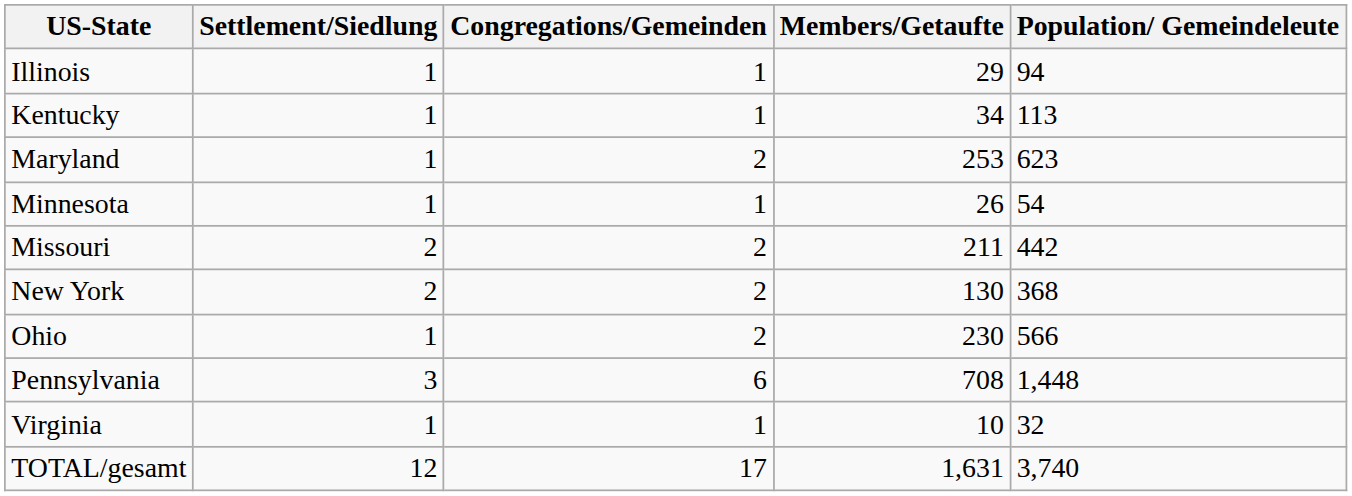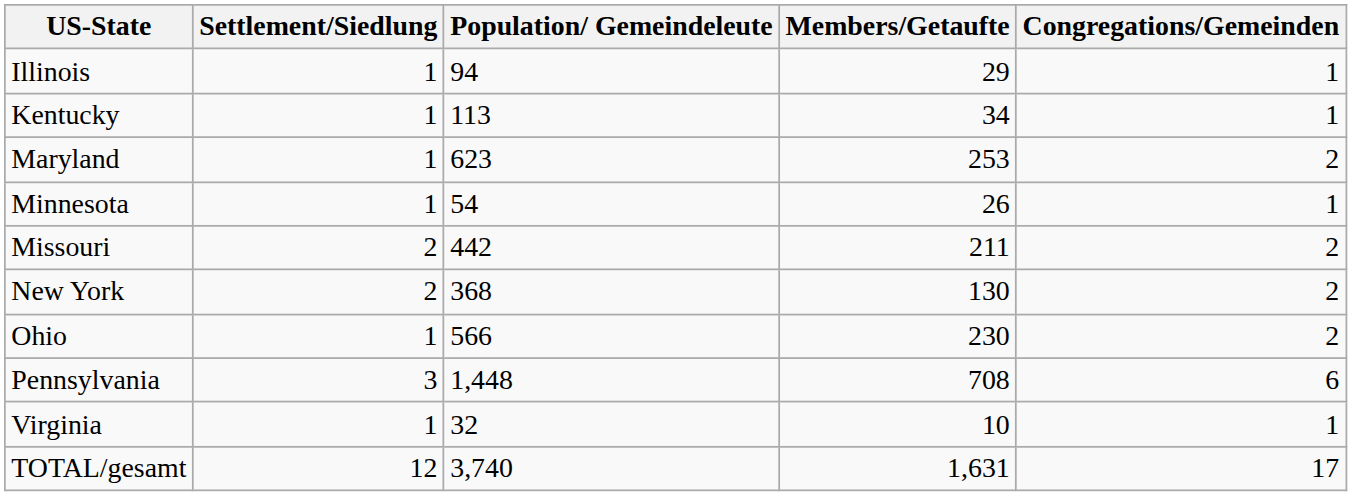columns swapped: (609, 26) <-> (1178, 26)
